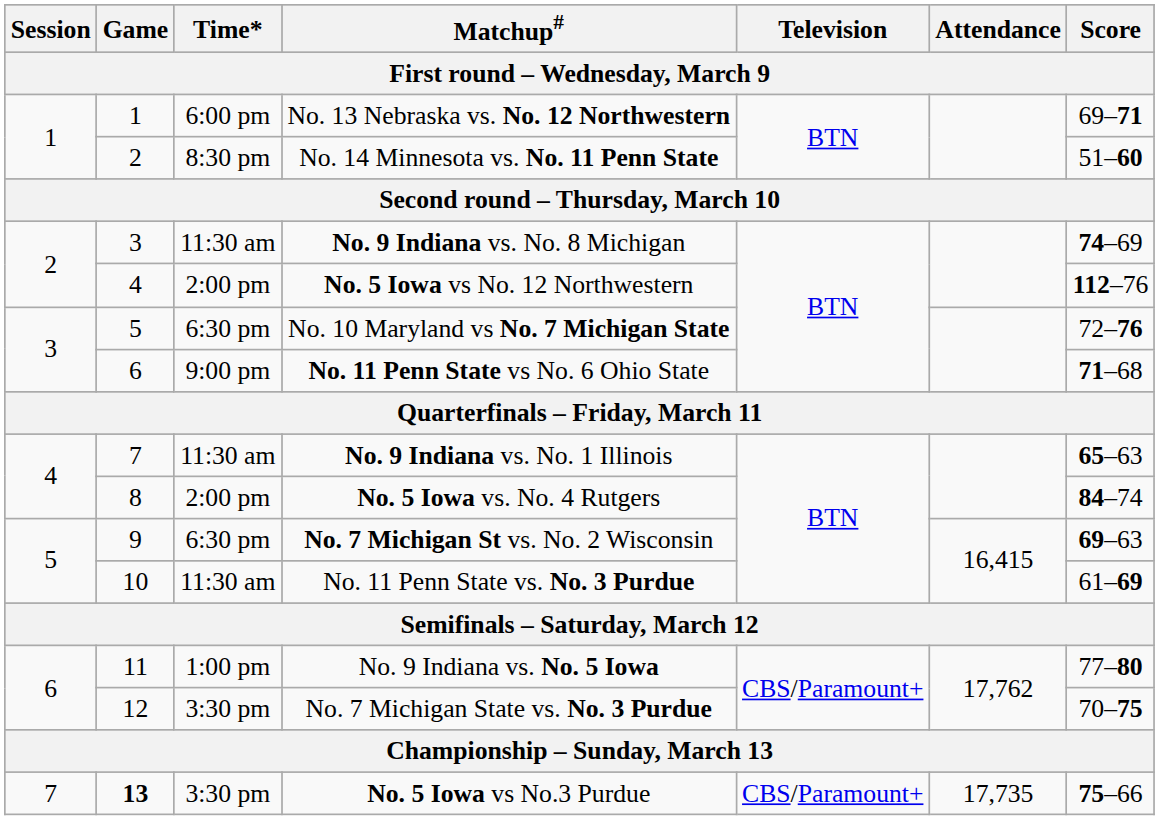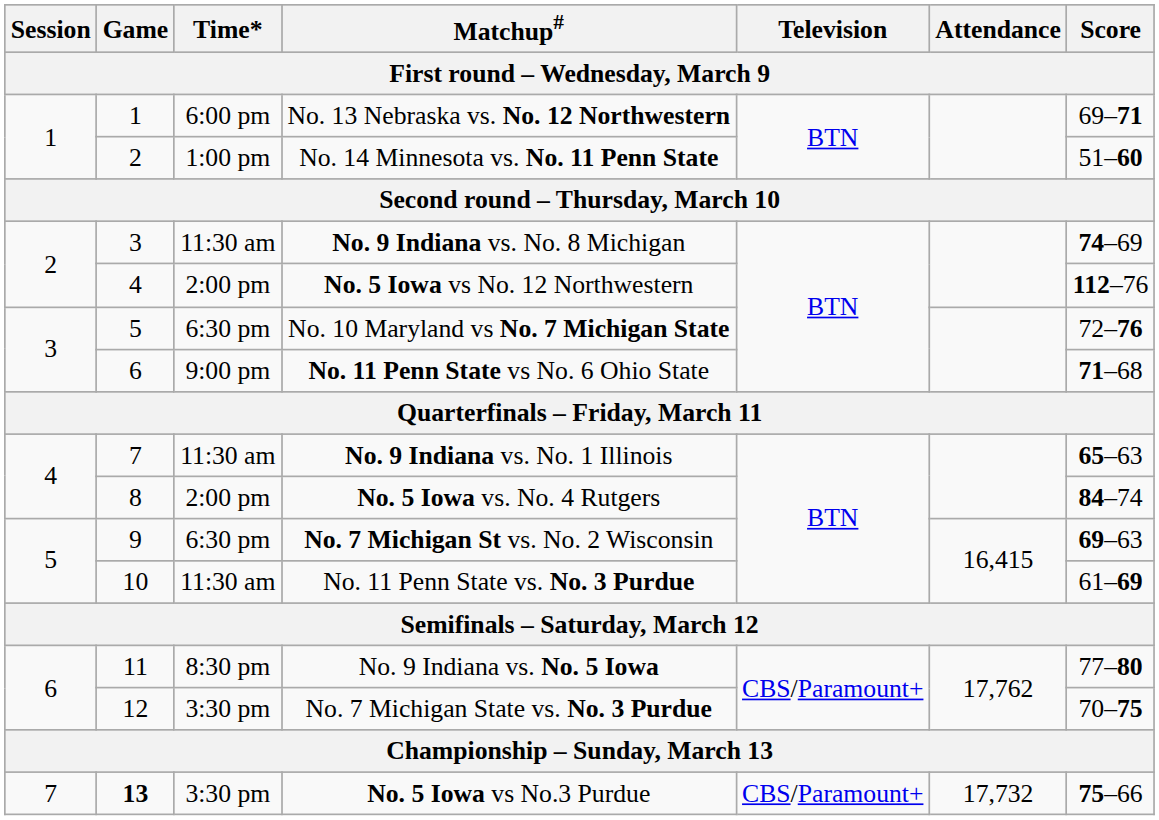(228, 158) 8:30 pm -> (228, 158) 1:00 pm
(228, 666) 1:00 pm -> (228, 666) 8:30 pm
(998, 793) 17,735 -> (998, 793) 17,732
